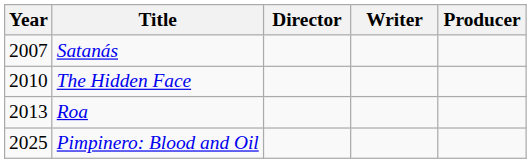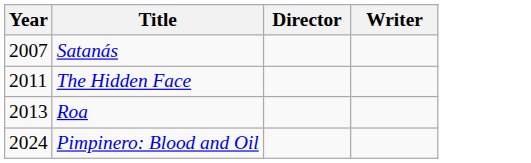- column: (482, 19)
(28, 81) 2010 -> (28, 81) 2011
(28, 142) 2025 -> (28, 142) 2024
